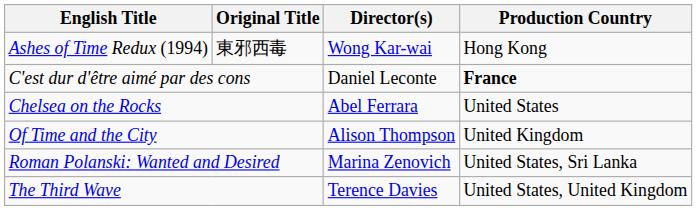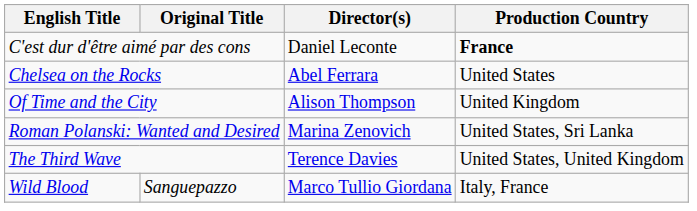- row: (108, 48)
+ row: (48, 187)
